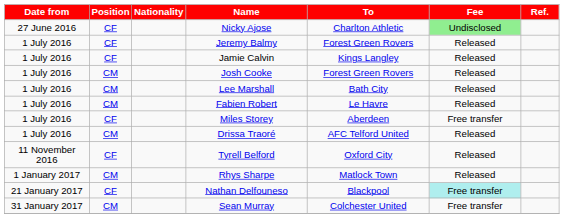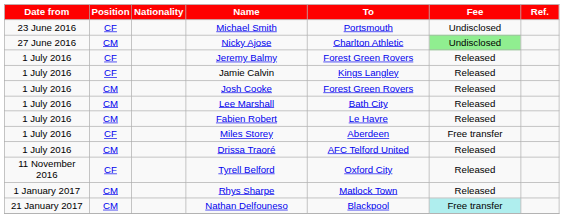+ row: (247, 28)
(111, 28) CF -> (111, 43) CM
(111, 191) CF -> (111, 206) CM
- row: (247, 206)
